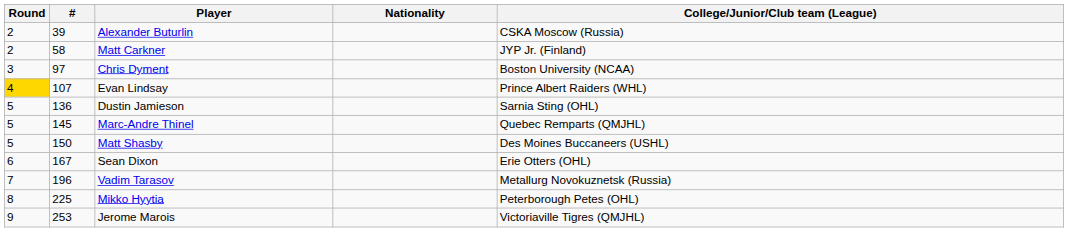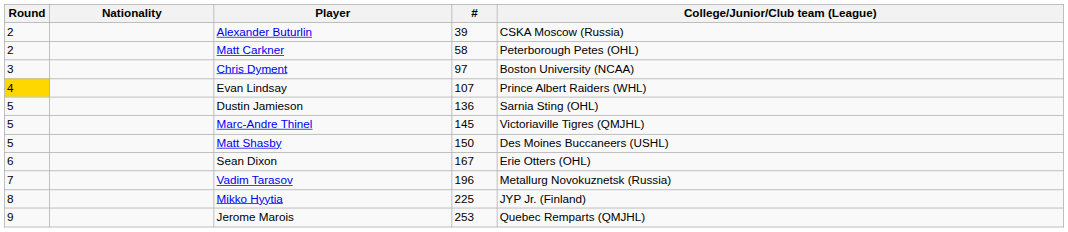columns swapped: (72, 13) <-> (415, 13)
(543, 50) JYP Jr. (Finland) -> (569, 50) Peterborough Petes (OHL)
(572, 124) Quebec Remparts (QMJHL) -> (572, 124) Victoriaville Tigres (QMJHL)
(569, 198) Peterborough Petes (OHL) -> (543, 198) JYP Jr. (Finland)
(572, 217) Victoriaville Tigres (QMJHL) -> (572, 217) Quebec Remparts (QMJHL)
